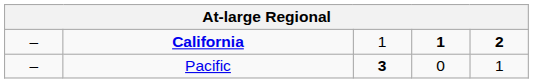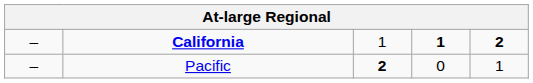(382, 66) 3 -> (382, 66) 2
